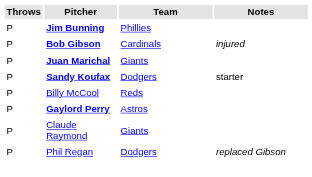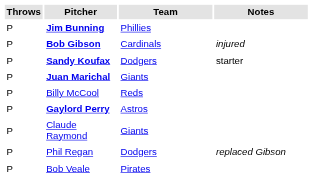rows swapped: (78, 77) <-> (78, 60)
+ row: (68, 168)
